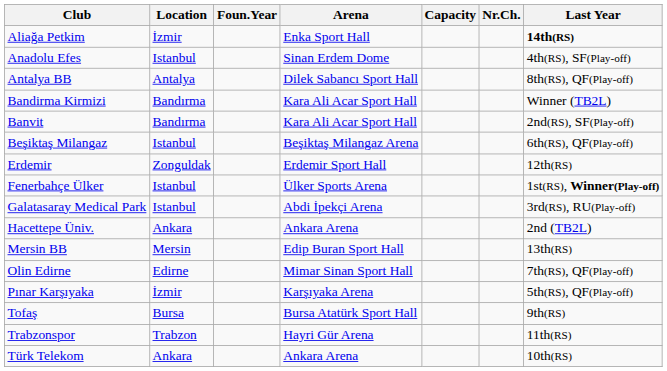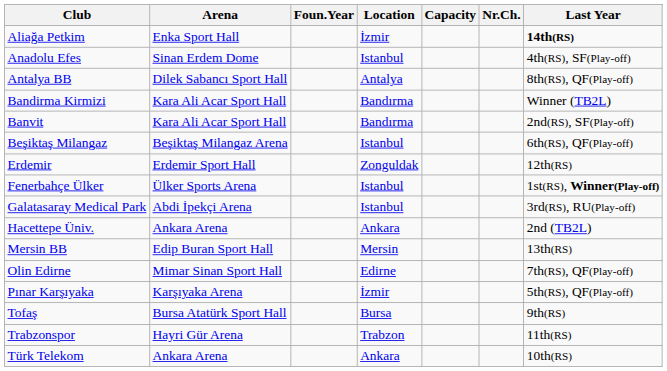columns swapped: (182, 15) <-> (351, 15)
